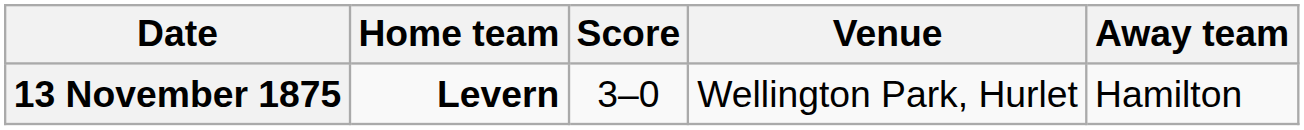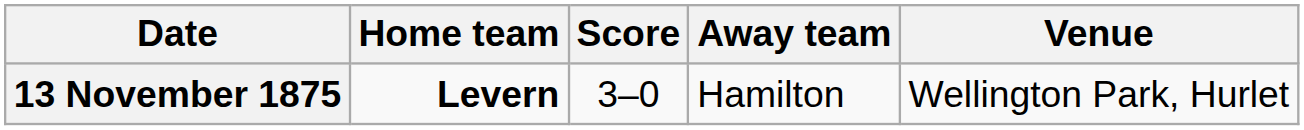columns swapped: (1192, 34) <-> (888, 34)
